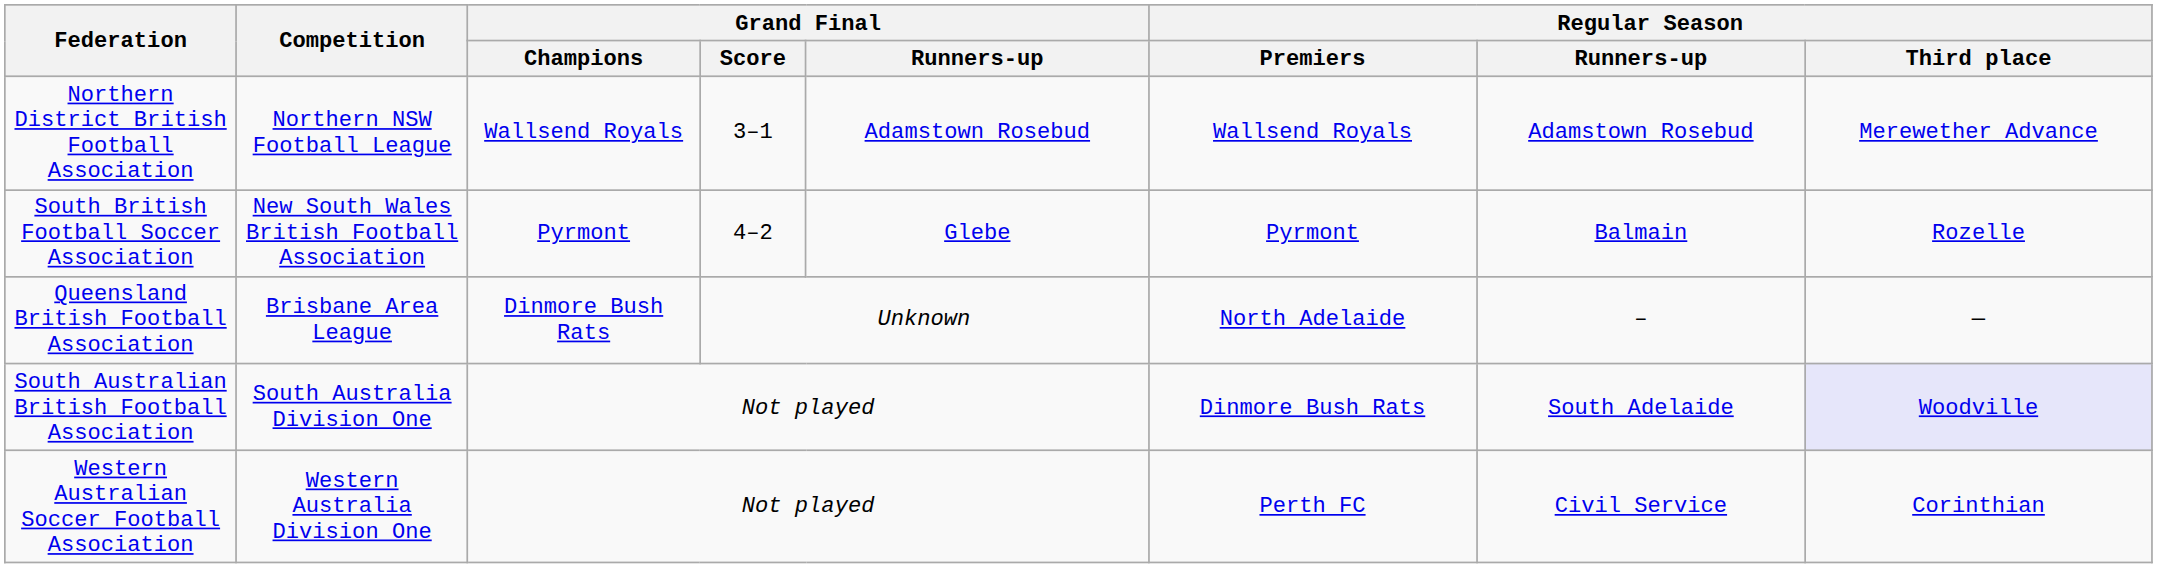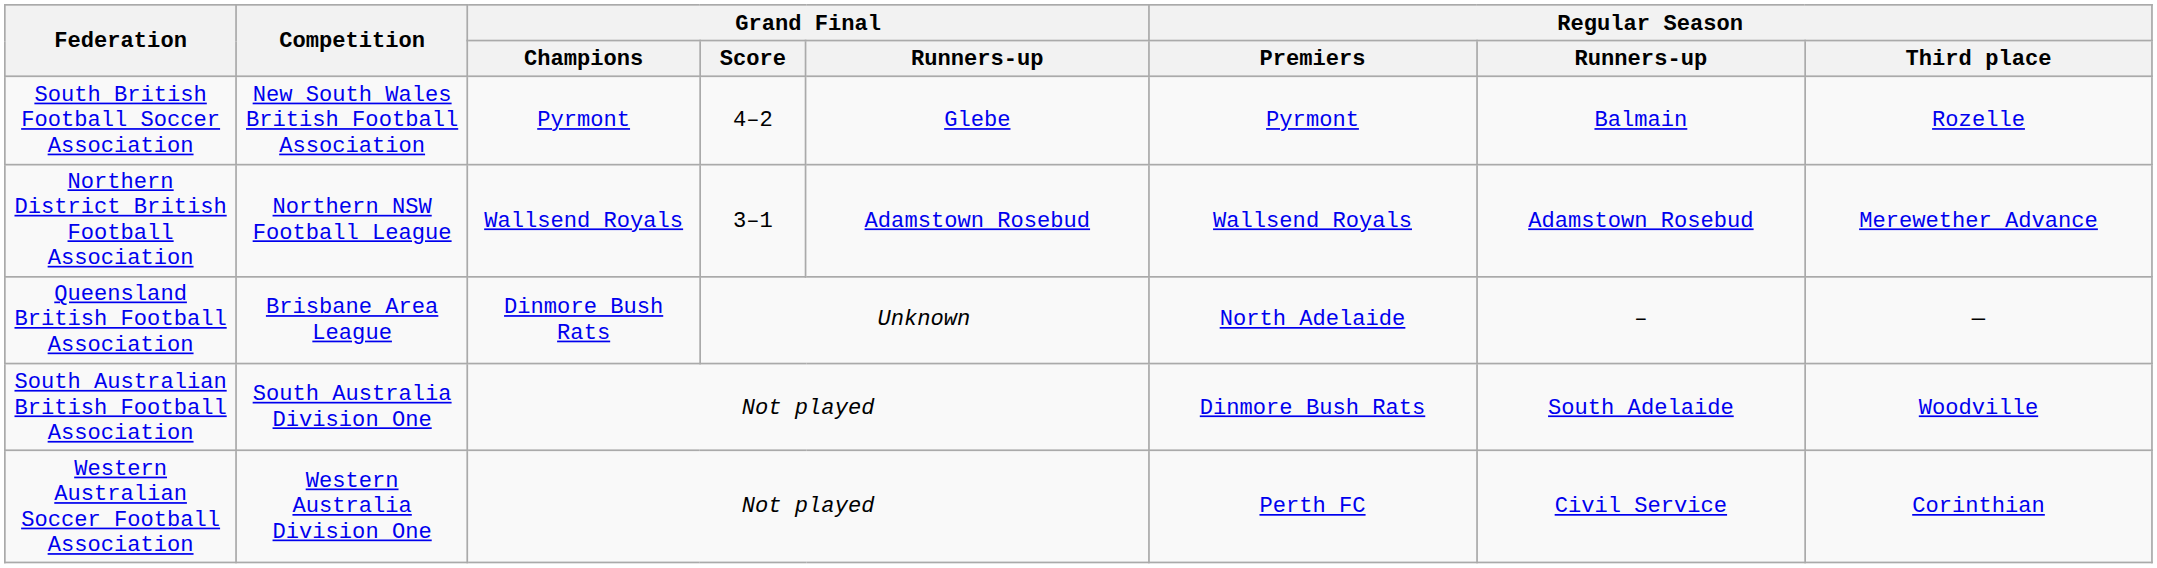rows swapped: (121, 133) <-> (121, 233)
(1978, 407) lavender background -> (1978, 407) no background
